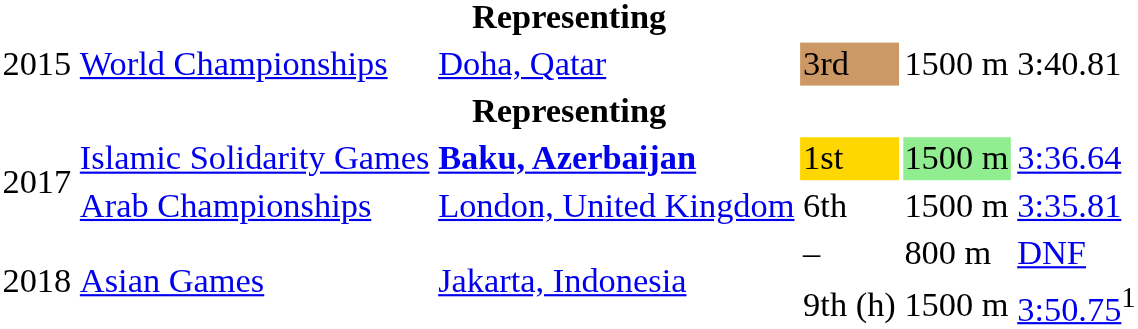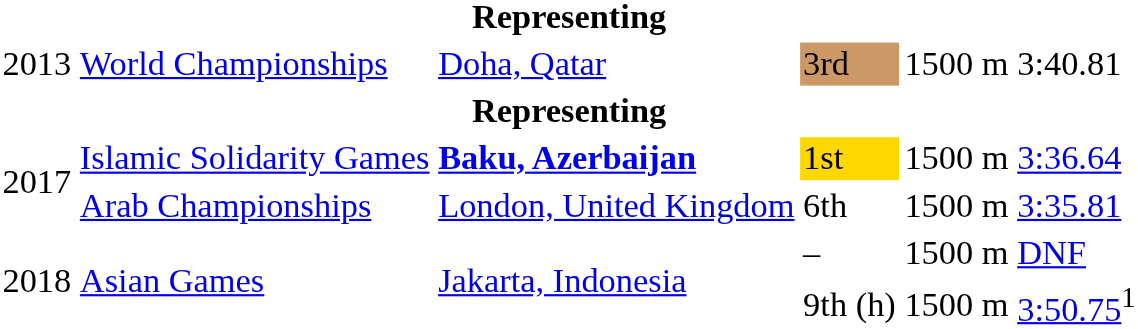(37, 63) 2015 -> (37, 63) 2013
(956, 158) lightgreen background -> (956, 158) no background
(948, 252) 800 m -> (956, 252) 1500 m
